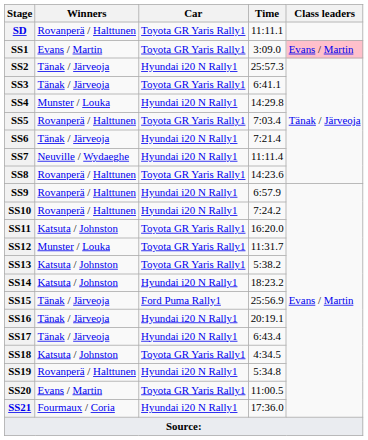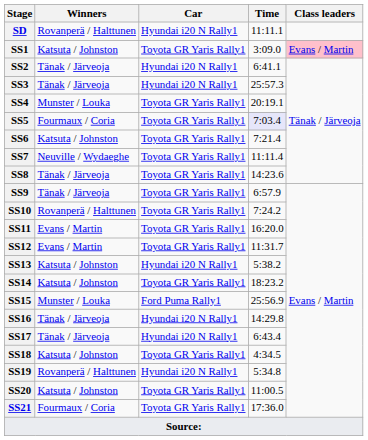(193, 31) Toyota GR Yaris Rally1 -> (189, 31) Hyundai i20 N Rally1
(70, 48) Evans / Martin -> (78, 48) Katsuta / Johnston
(267, 66) 25:57.3 -> (267, 66) 6:41.1
(193, 84) Toyota GR Yaris Rally1 -> (189, 84) Hyundai i20 N Rally1
(267, 84) 6:41.1 -> (267, 84) 25:57.3
(189, 102) Hyundai i20 N Rally1 -> (193, 102) Toyota GR Yaris Rally1
(267, 102) 14:29.8 -> (267, 102) 20:19.1
(87, 120) Rovanperä / Halttunen -> (76, 120) Fourmaux / Coria
(267, 120) no background -> (267, 120) lavender background
(73, 138) Tänak / Järveoja -> (78, 138) Katsuta / Johnston
(189, 138) Hyundai i20 N Rally1 -> (193, 138) Toyota GR Yaris Rally1
(189, 156) Hyundai i20 N Rally1 -> (193, 156) Toyota GR Yaris Rally1
(87, 174) Rovanperä / Halttunen -> (73, 174) Tänak / Järveoja
(87, 192) Rovanperä / Halttunen -> (73, 192) Tänak / Järveoja
(189, 192) Hyundai i20 N Rally1 -> (193, 192) Toyota GR Yaris Rally1
(189, 210) Hyundai i20 N Rally1 -> (193, 210) Toyota GR Yaris Rally1
(78, 228) Katsuta / Johnston -> (70, 228) Evans / Martin
(74, 246) Munster / Louka -> (70, 246) Evans / Martin
(193, 264) Toyota GR Yaris Rally1 -> (189, 264) Hyundai i20 N Rally1
(189, 282) Hyundai i20 N Rally1 -> (193, 282) Toyota GR Yaris Rally1
(73, 300) Tänak / Järveoja -> (74, 300) Munster / Louka
(267, 318) 20:19.1 -> (267, 318) 14:29.8
(70, 390) Evans / Martin -> (78, 390) Katsuta / Johnston
(189, 407) Hyundai i20 N Rally1 -> (193, 407) Toyota GR Yaris Rally1
